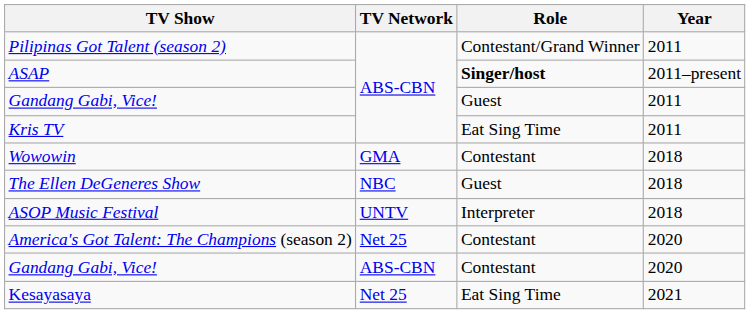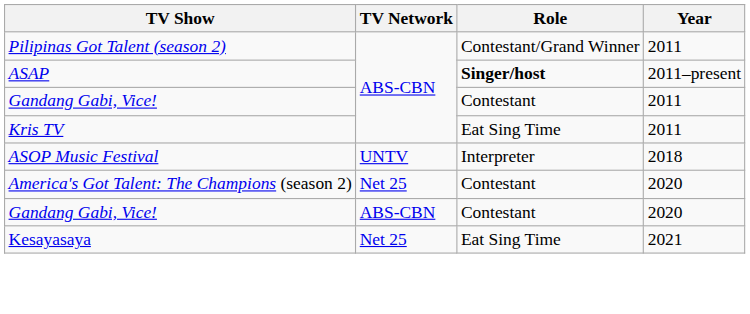(481, 101) Guest -> (498, 101) Contestant
- row: (42, 156)
- row: (104, 184)
